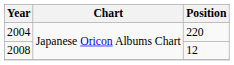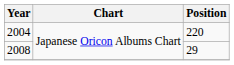(192, 50) 12 -> (192, 50) 29
